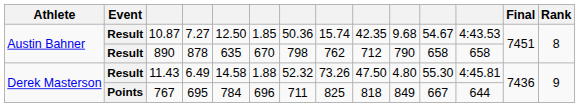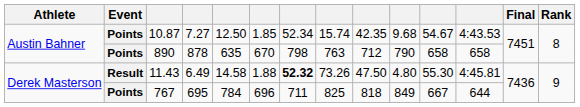(125, 34) Result -> (125, 34) Points
(298, 34) 50.36 -> (298, 34) 52.34
(125, 54) Result -> (125, 54) Points
(334, 54) 762 -> (334, 54) 763
(298, 73) normal -> (298, 73) bold
